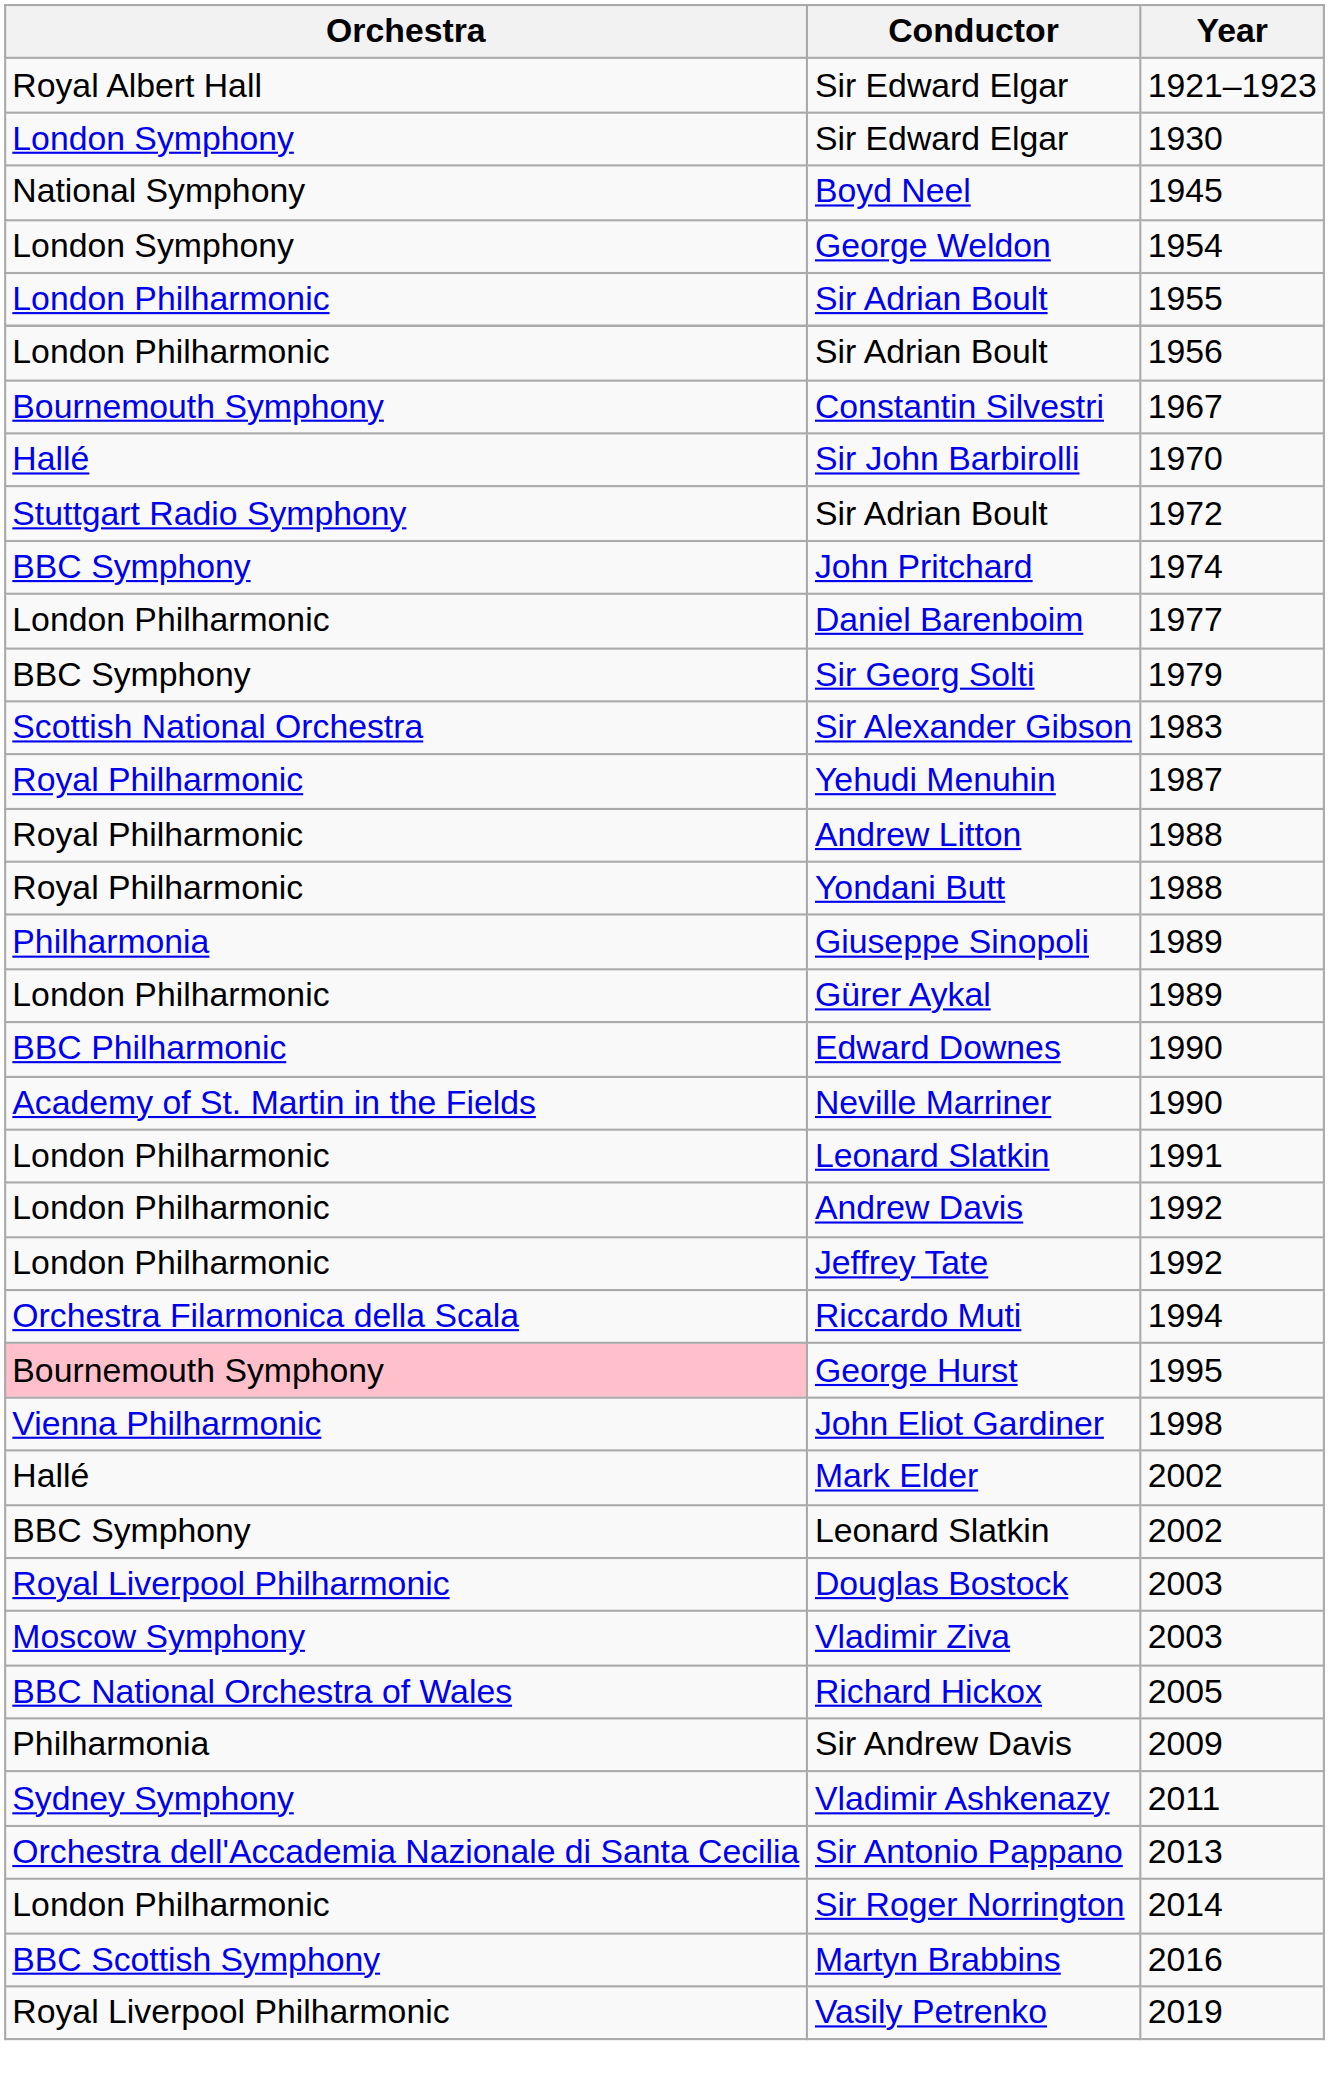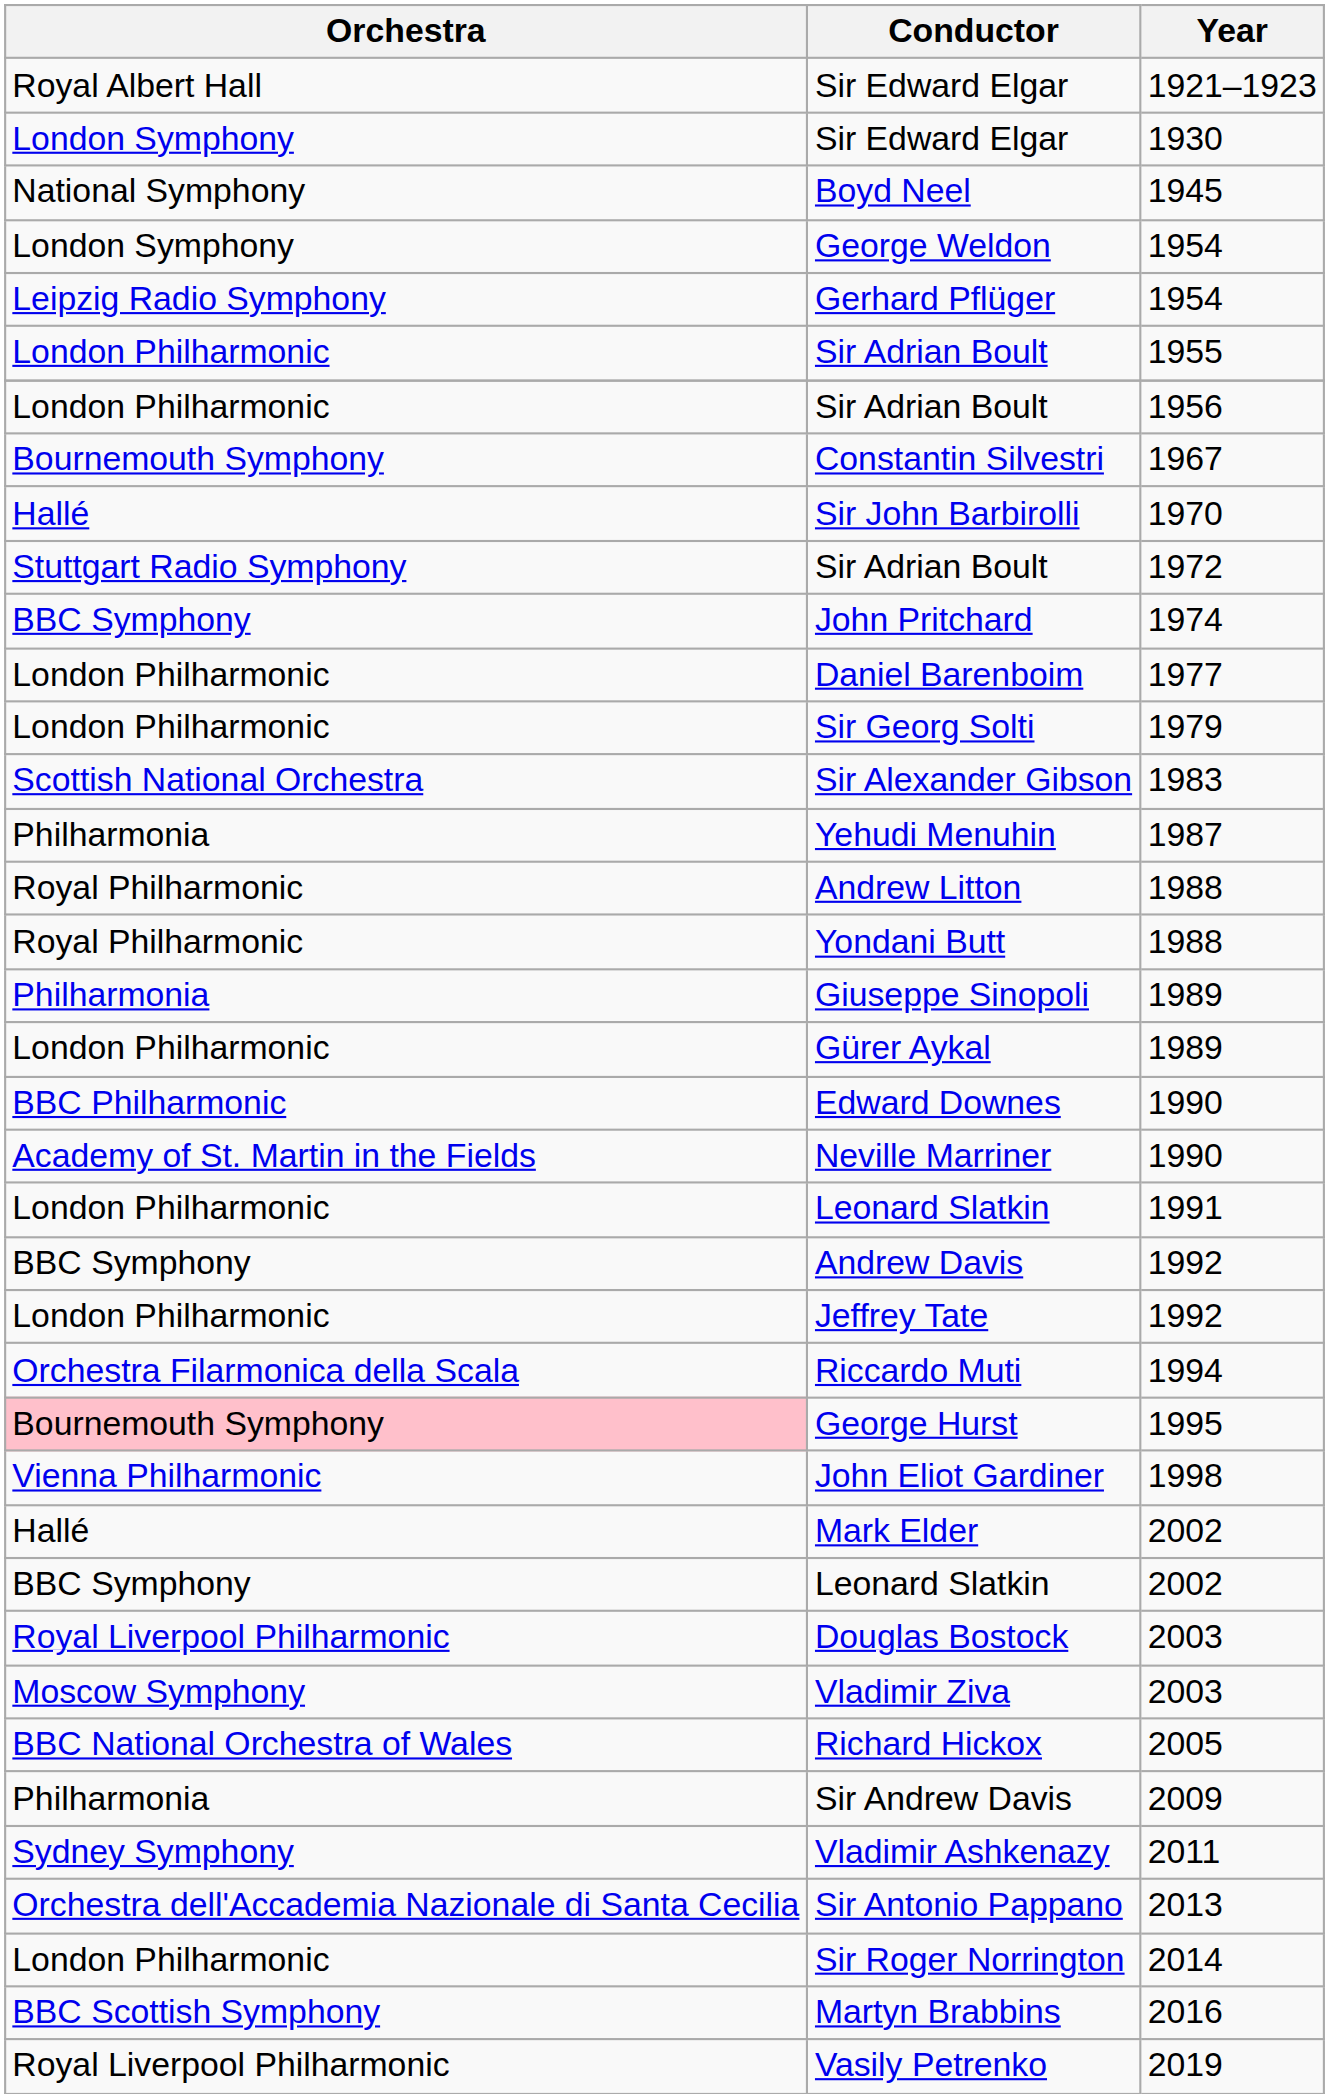+ row: (935, 298)
(131, 673) BBC Symphony -> (171, 727) London Philharmonic
(158, 780) Royal Philharmonic -> (111, 834) Philharmonia
(171, 1209) London Philharmonic -> (131, 1262) BBC Symphony
